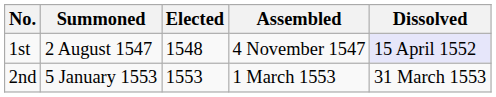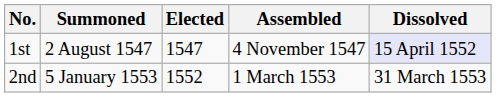(184, 48) 1548 -> (184, 48) 1547
(184, 77) 1553 -> (184, 77) 1552
